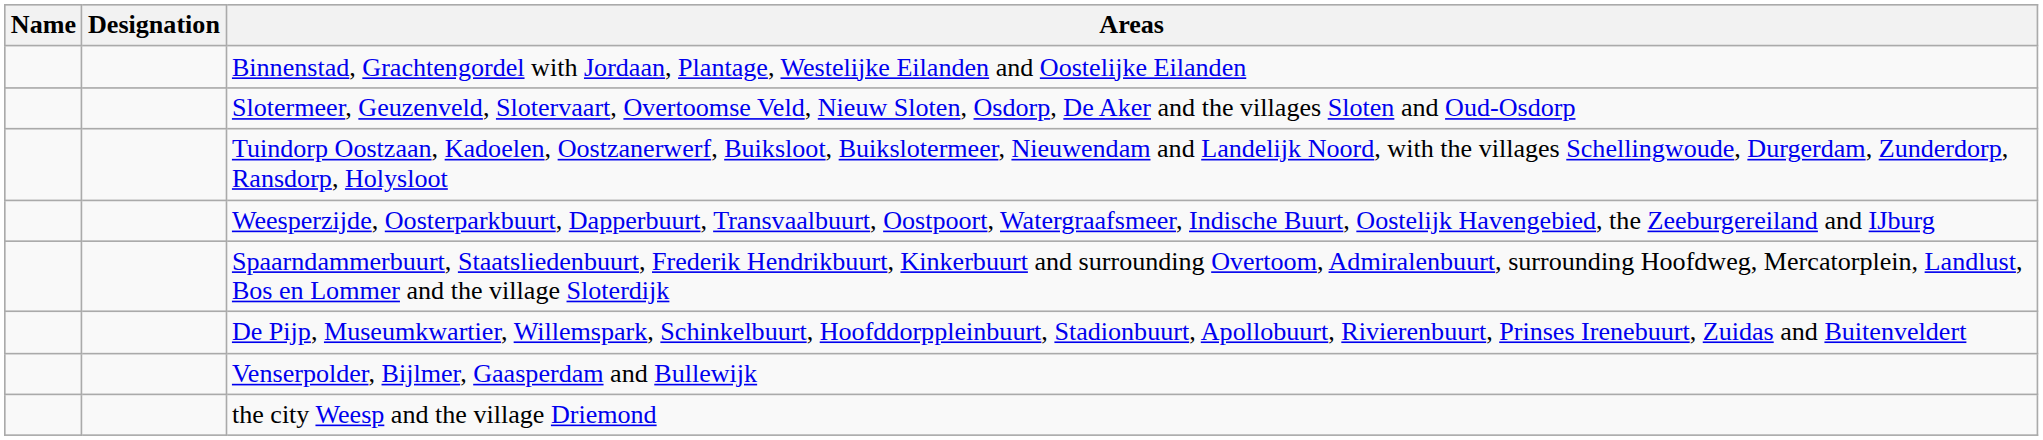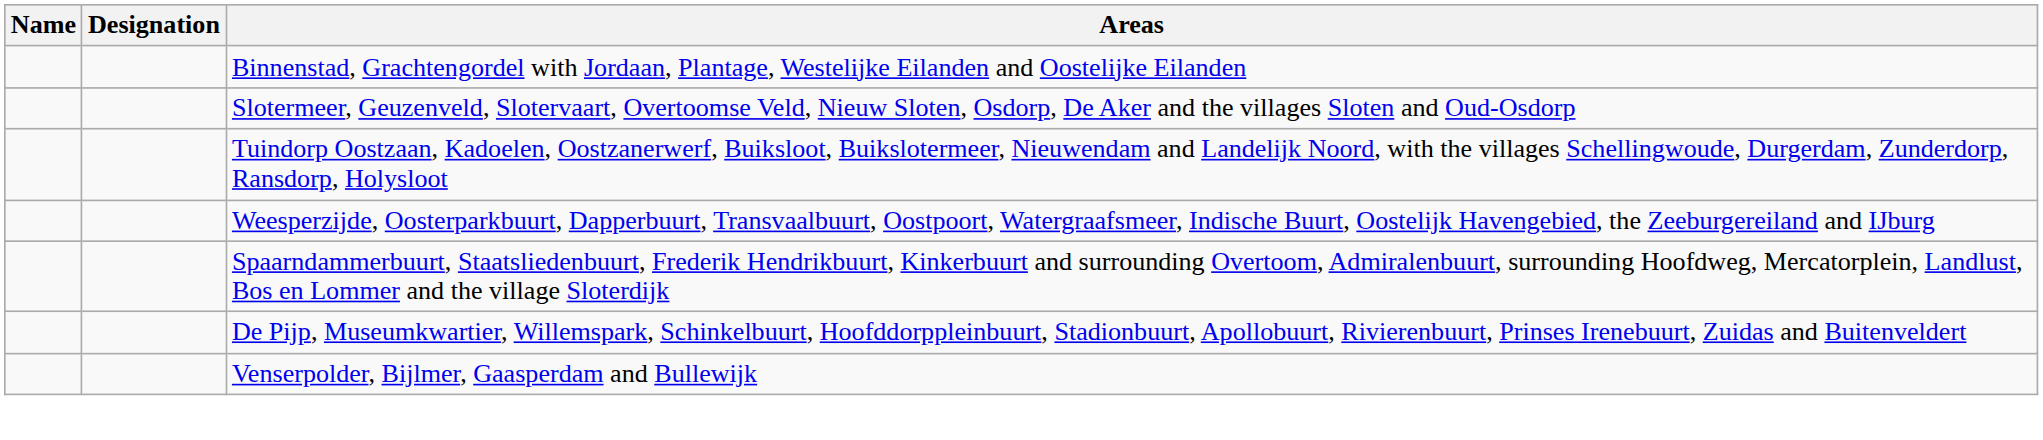- row: (444, 414)
